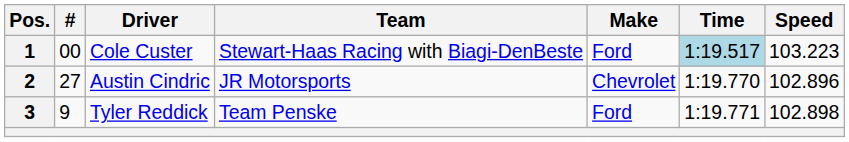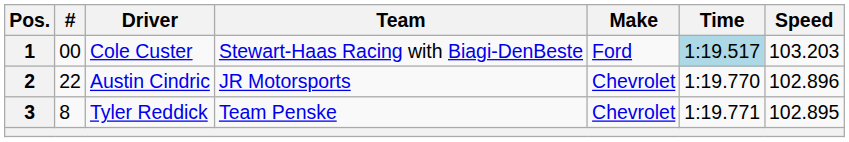(804, 51) 103.223 -> (804, 51) 103.203
(70, 82) 27 -> (70, 82) 22
(65, 113) 9 -> (65, 113) 8
(612, 113) Ford -> (634, 113) Chevrolet
(804, 113) 102.898 -> (804, 113) 102.895
